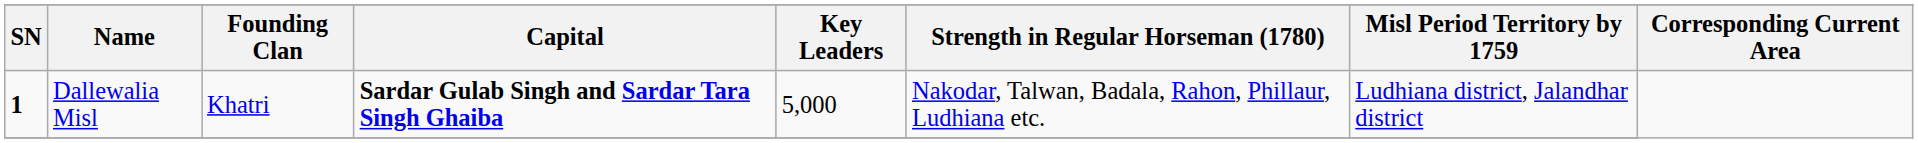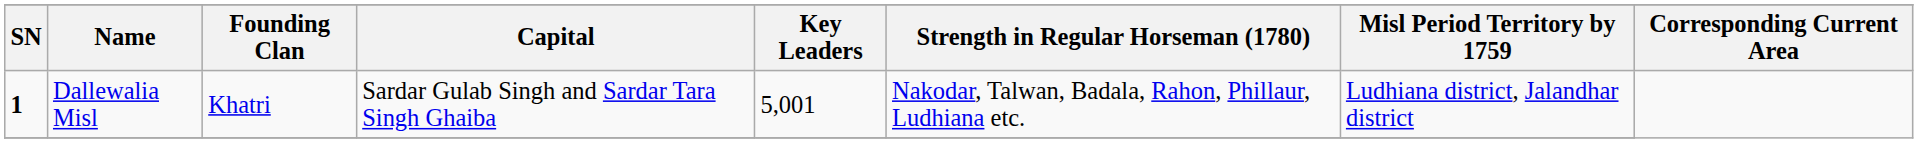(555, 104) bold -> (539, 104) normal
(809, 104) 5,000 -> (788, 104) 5,001
